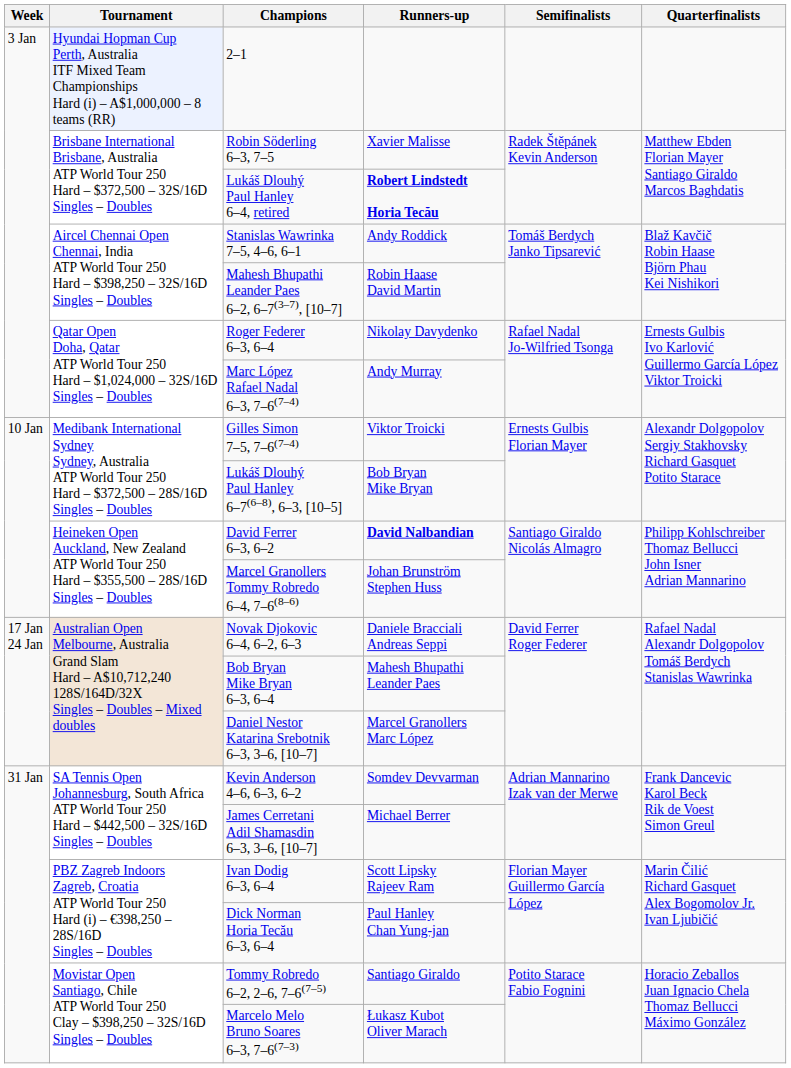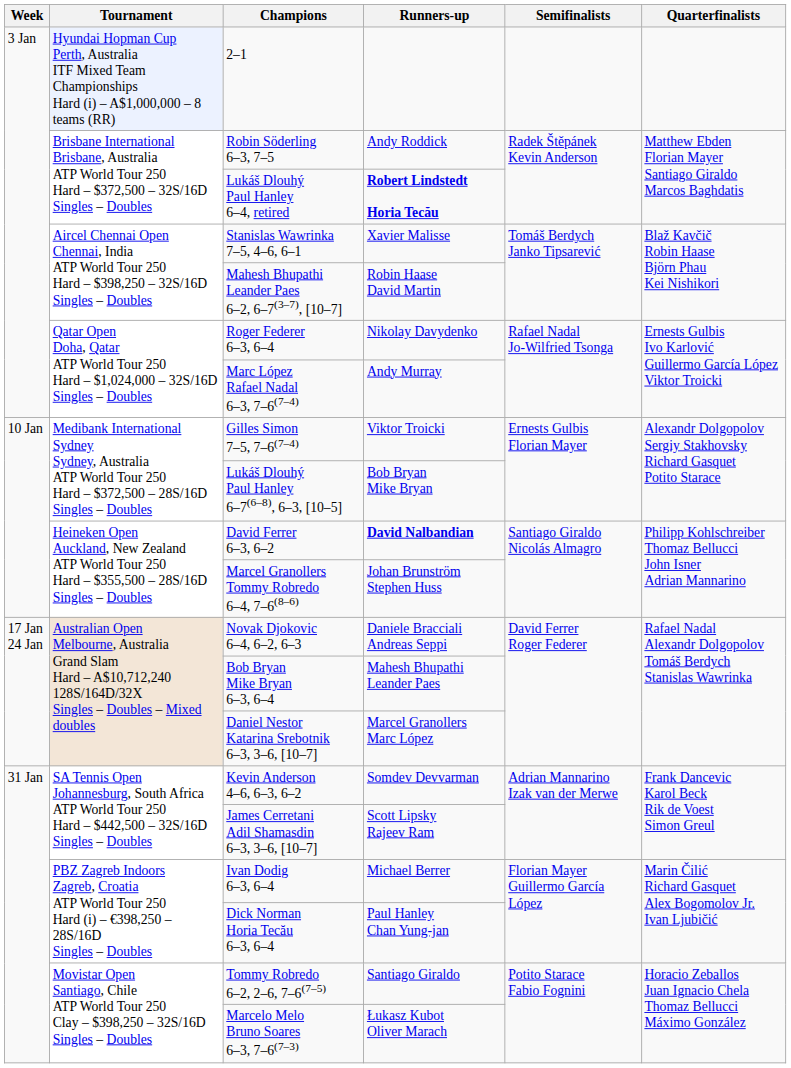(408, 142) Xavier Malisse -> (407, 142) Andy Roddick
(407, 235) Andy Roddick -> (408, 235) Xavier Malisse
(408, 816) Michael Berrer -> (402, 824) Scott Lipsky Rajeev Ram
(402, 879) Scott Lipsky Rajeev Ram -> (408, 871) Michael Berrer
